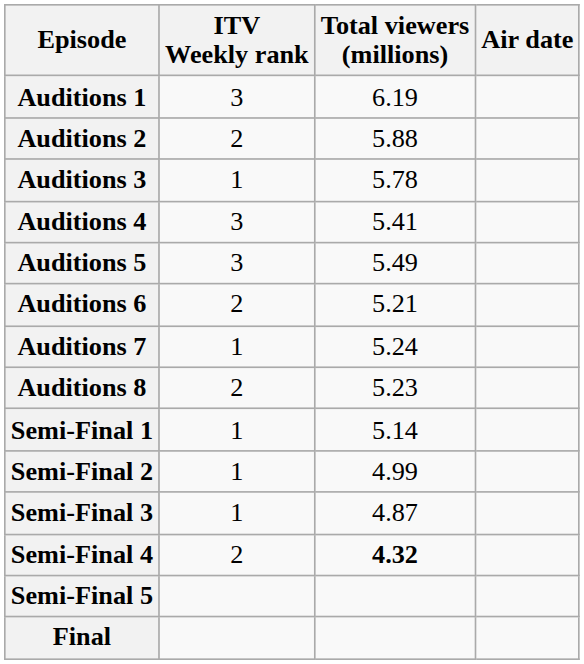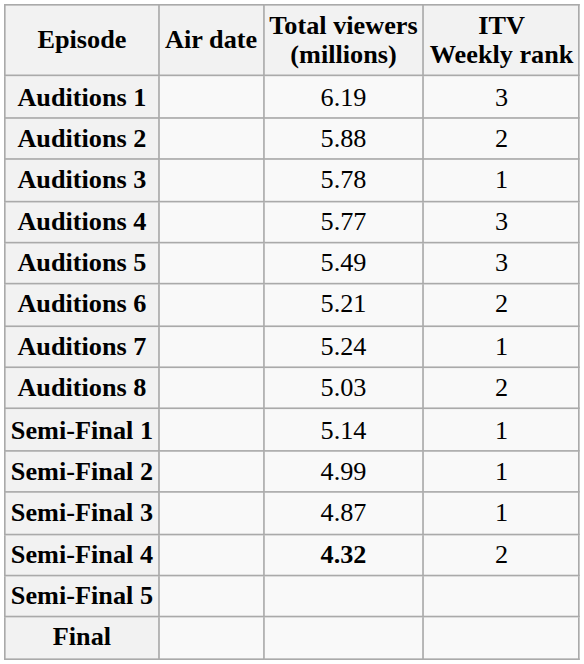columns swapped: (527, 40) <-> (237, 40)
(395, 221) 5.41 -> (343, 221) 5.77
(395, 387) 5.23 -> (343, 387) 5.03
